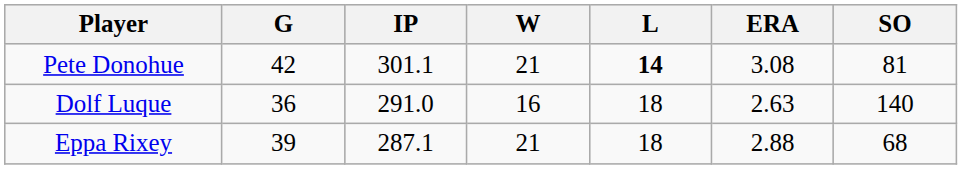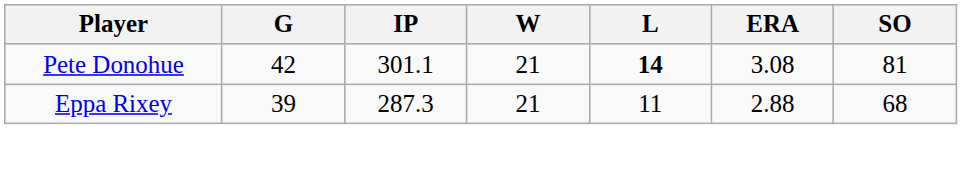- row: (114, 103)
(406, 143) 287.1 -> (406, 103) 287.3
(650, 143) 18 -> (650, 103) 11
